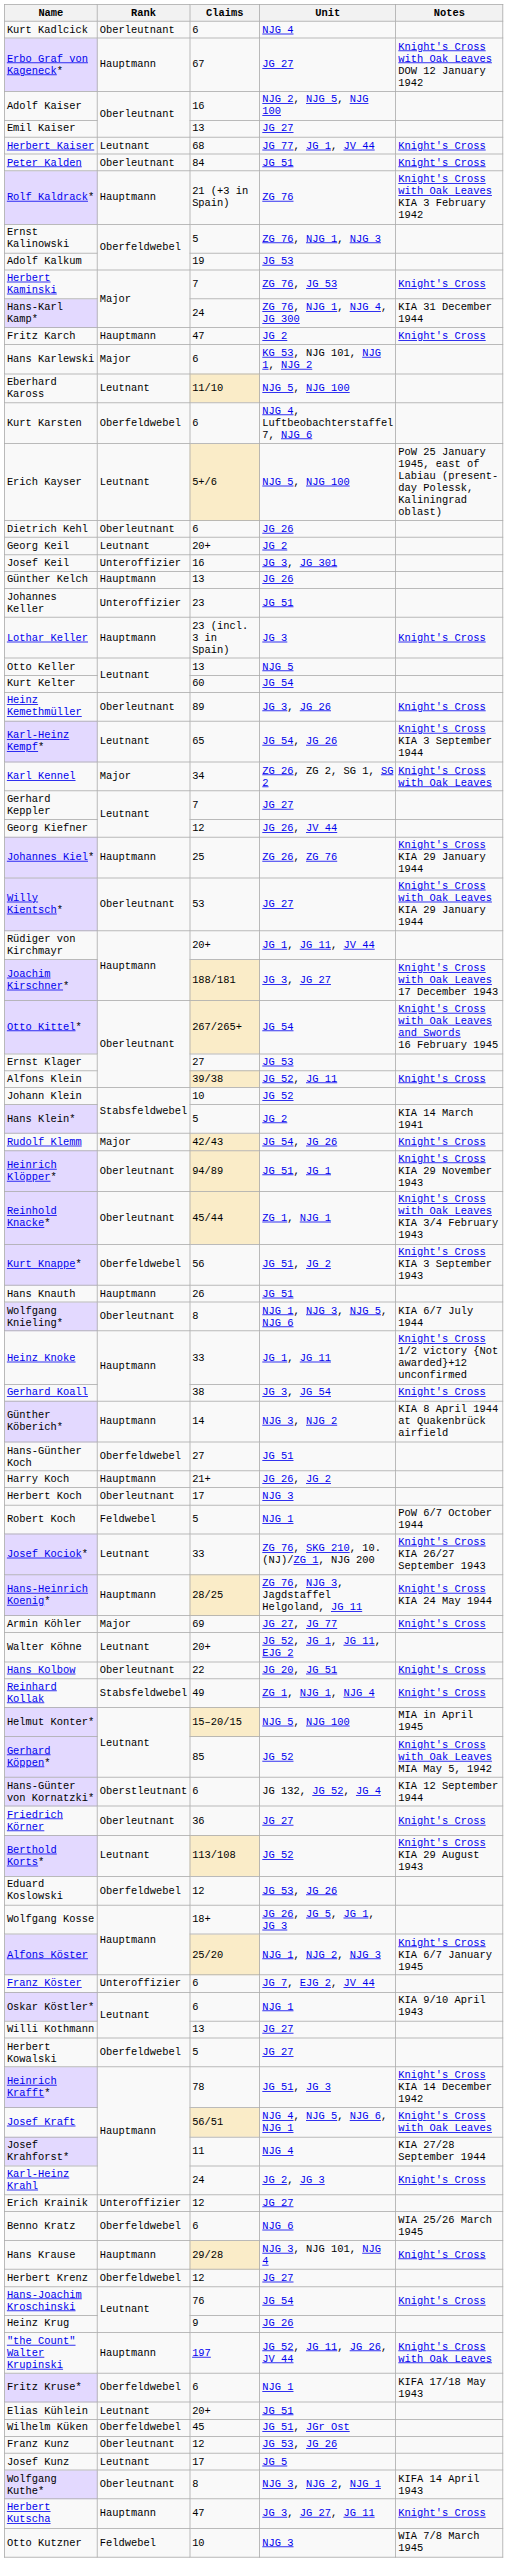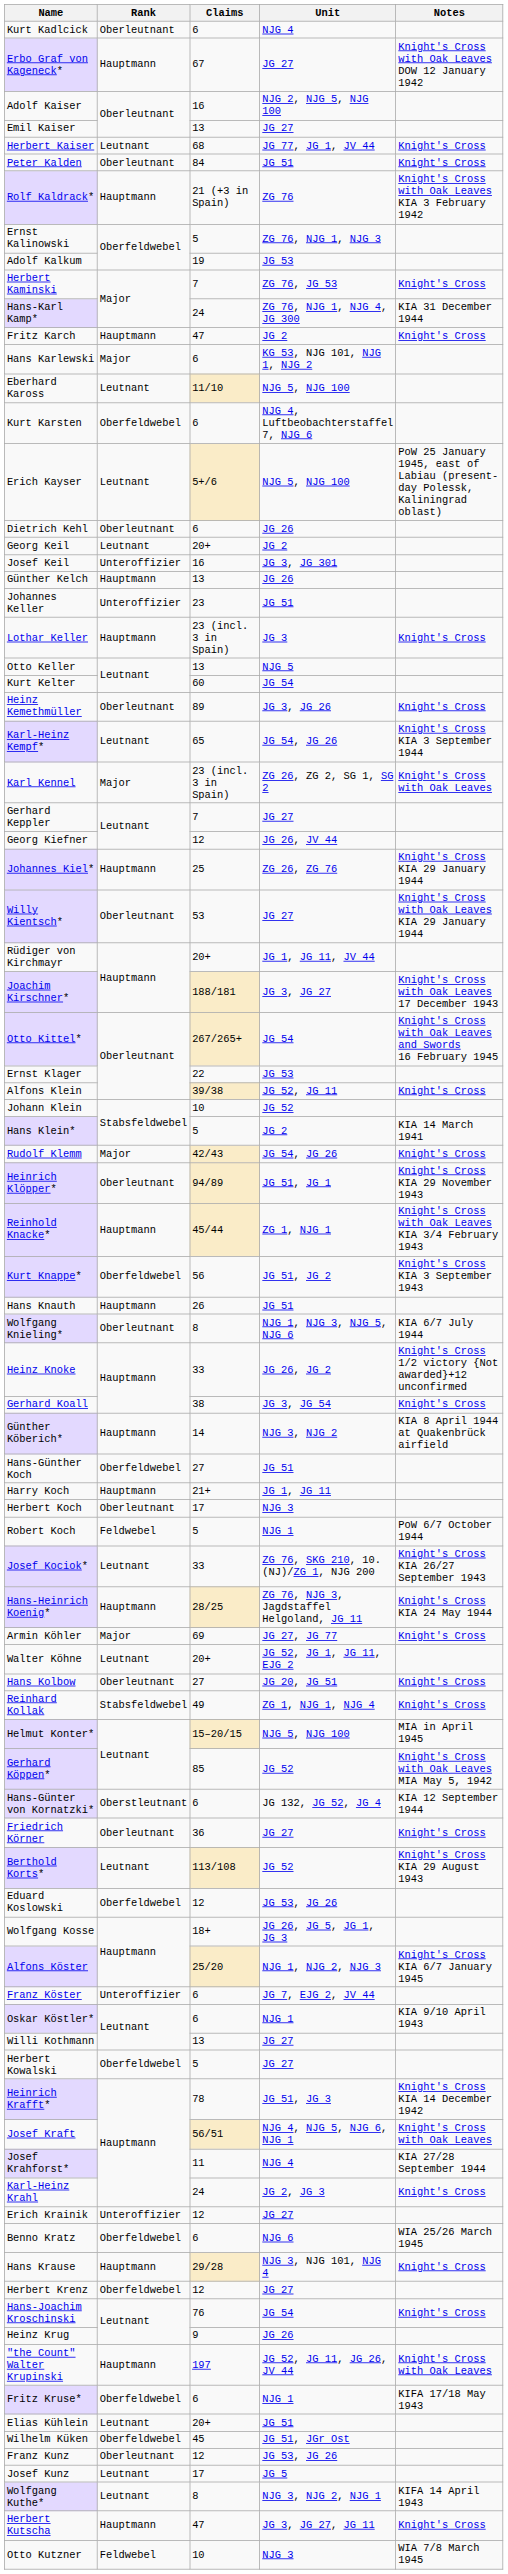(198, 777) 34 -> (220, 783) 23 (incl. 3 in Spain)
(198, 1062) 27 -> (198, 1074) 22
(137, 1218) Oberleutnant -> (128, 1230) Hauptmann
(297, 1358) JG 1, JG 11 -> (297, 1370) JG 26, JG 2
(297, 1479) JG 26, JG 2 -> (297, 1491) JG 1, JG 11
(198, 1670) 22 -> (198, 1682) 27
(137, 2485) Oberleutnant -> (125, 2497) Leutnant
